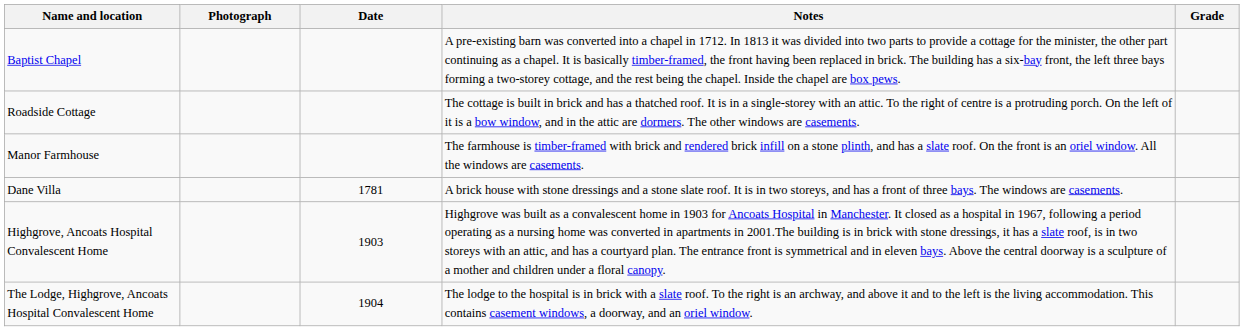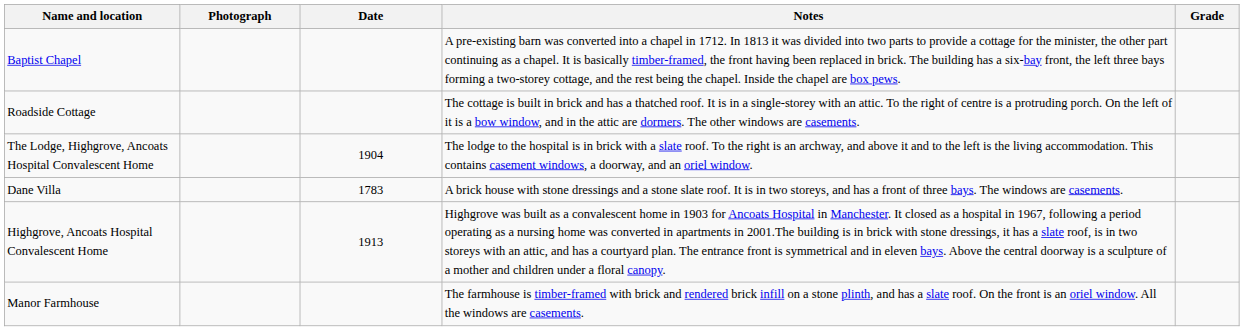rows swapped: (53, 155) <-> (88, 303)
(371, 189) 1781 -> (371, 189) 1783
(371, 242) 1903 -> (371, 242) 1913
